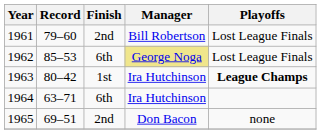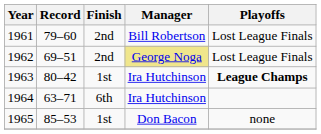(60, 56) 85–53 -> (60, 56) 69–51
(104, 56) 6th -> (104, 56) 2nd
(60, 118) 69–51 -> (60, 118) 85–53
(104, 118) 2nd -> (104, 118) 1st
